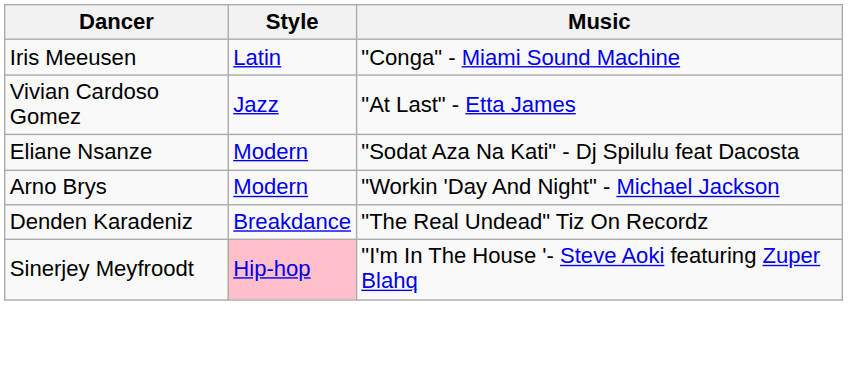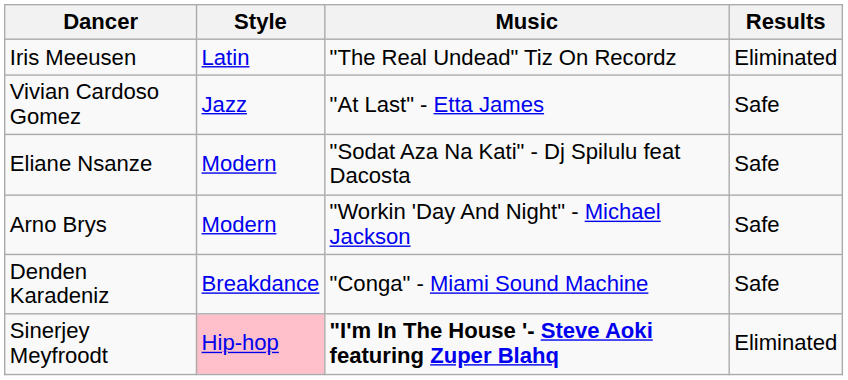+ column: (786, 22)
(521, 57) "Conga" - Miami Sound Machine -> (503, 57) "The Real Undead" Tiz On Recordz
(535, 221) "The Real Undead" Tiz On Recordz -> (489, 284) "Conga" - Miami Sound Machine
(591, 269) normal -> (491, 343) bold
